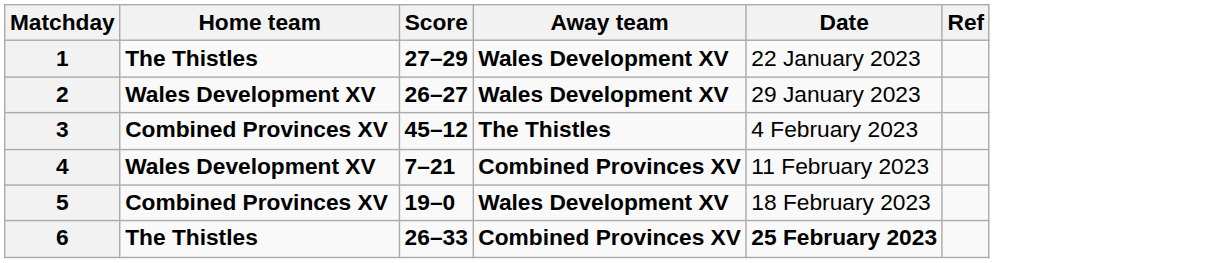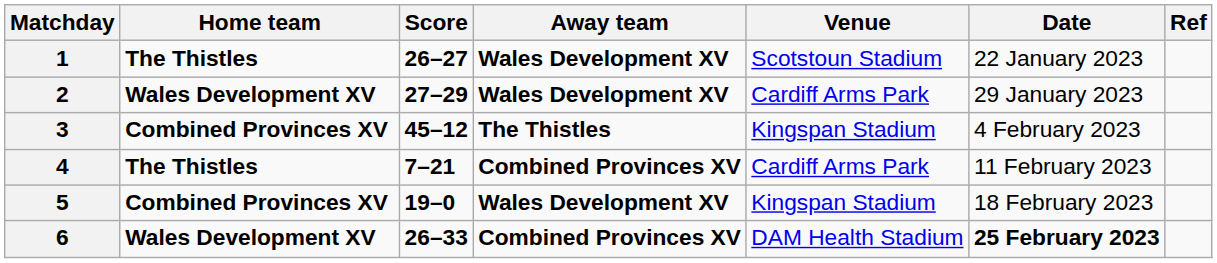+ column: (857, 22)
(436, 58) 27–29 -> (436, 58) 26–27
(436, 94) 26–27 -> (436, 94) 27–29
(250, 166) Wales Development XV -> (195, 166) The Thistles
(195, 238) The Thistles -> (250, 238) Wales Development XV
